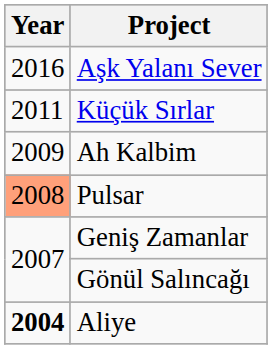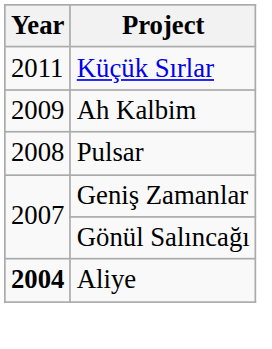- row: (169, 68)
(38, 195) lightsalmon background -> (38, 152) no background
